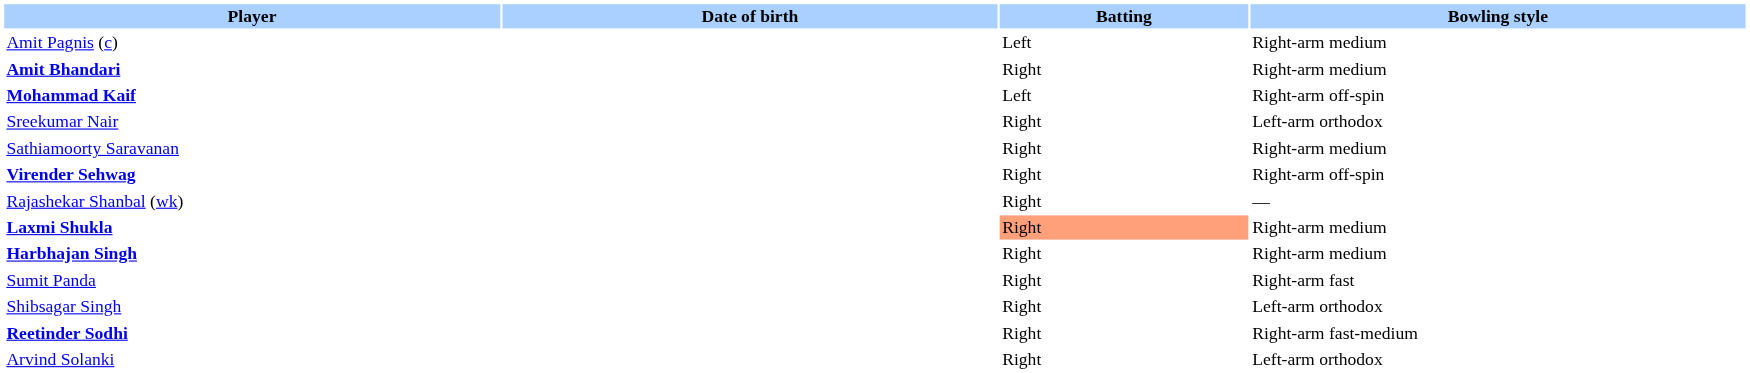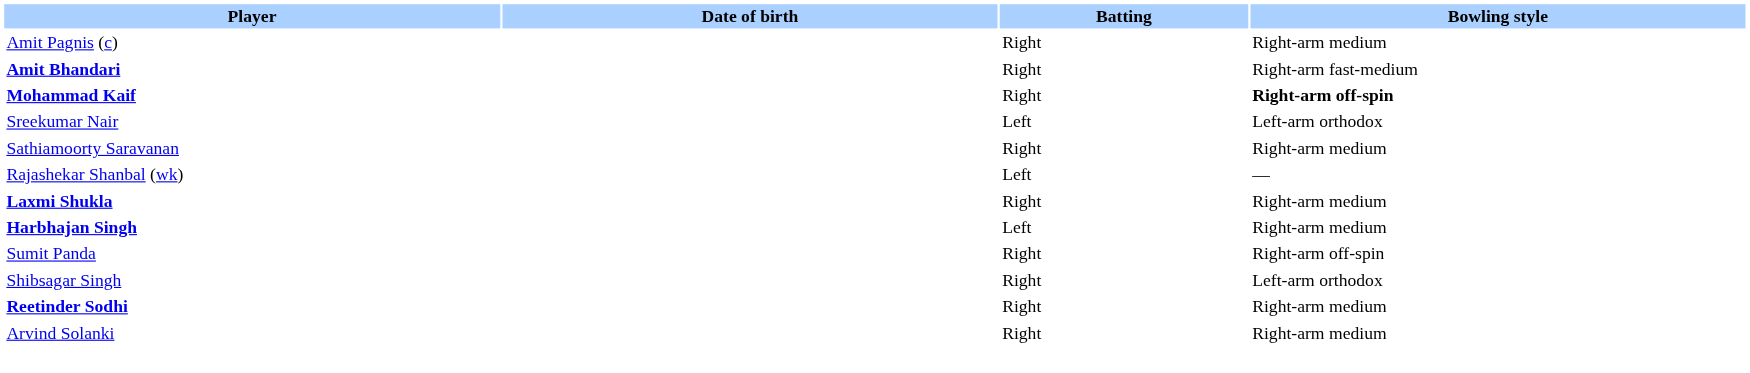(1017, 42) Left -> (1022, 42) Right
(1319, 69) Right-arm medium -> (1335, 69) Right-arm fast-medium
(1017, 95) Left -> (1022, 95) Right
(1318, 95) normal -> (1323, 95) bold
(1022, 121) Right -> (1017, 121) Left
- row: (71, 174)
(1022, 201) Right -> (1017, 174) Left
(1022, 227) lightsalmon background -> (1022, 201) no background
(1022, 253) Right -> (1017, 227) Left
(1303, 280) Right-arm fast -> (1318, 253) Right-arm off-spin
(1335, 333) Right-arm fast-medium -> (1319, 306) Right-arm medium
(1317, 359) Left-arm orthodox -> (1319, 333) Right-arm medium
